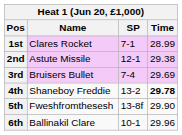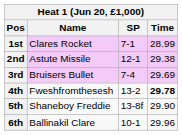(70, 91) Shaneboy Freddie -> (71, 91) Fweshfromthesesh
(71, 106) Fweshfromthesesh -> (70, 106) Shaneboy Freddie
